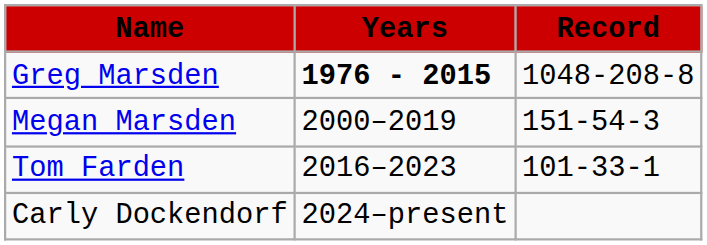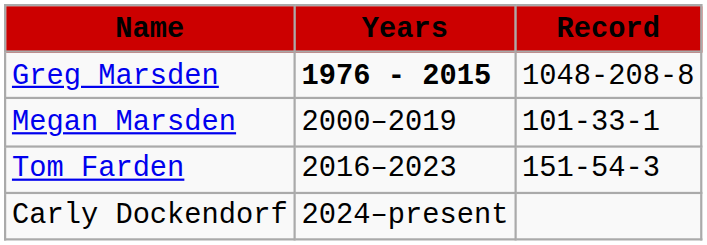(591, 122) 151-54-3 -> (591, 122) 101-33-1
(591, 169) 101-33-1 -> (591, 169) 151-54-3
